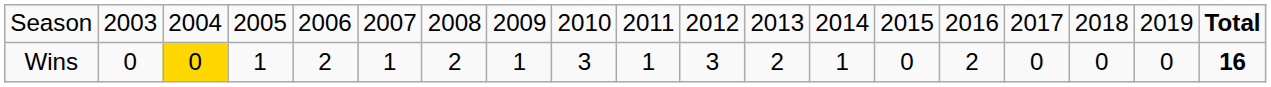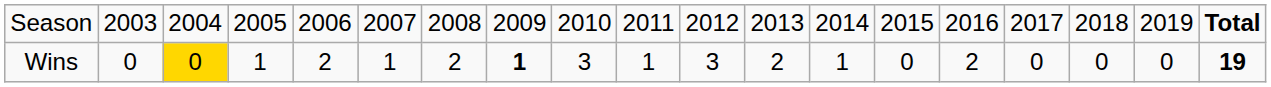(520, 61) normal -> (520, 61) bold
(1233, 61) 16 -> (1233, 61) 19
